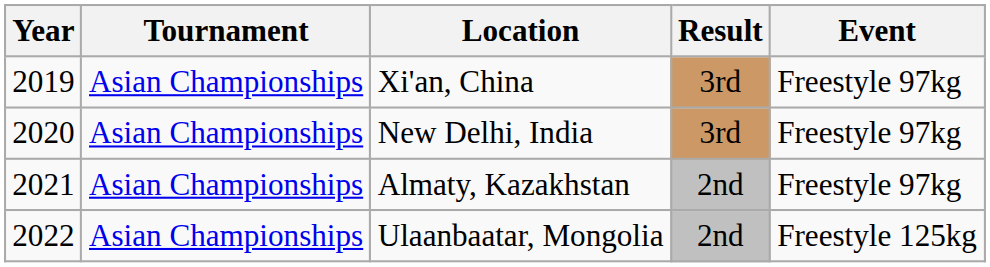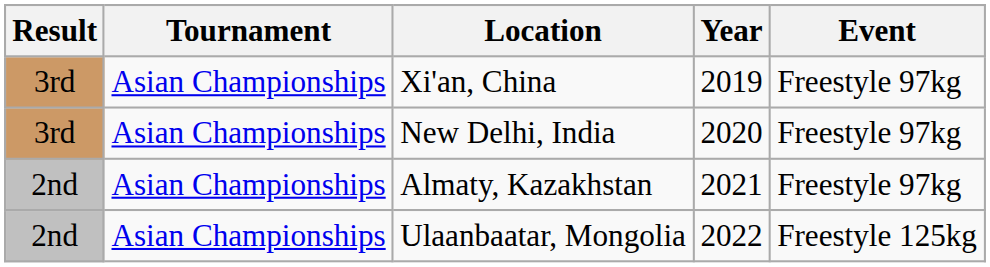columns swapped: (43, 30) <-> (720, 30)
